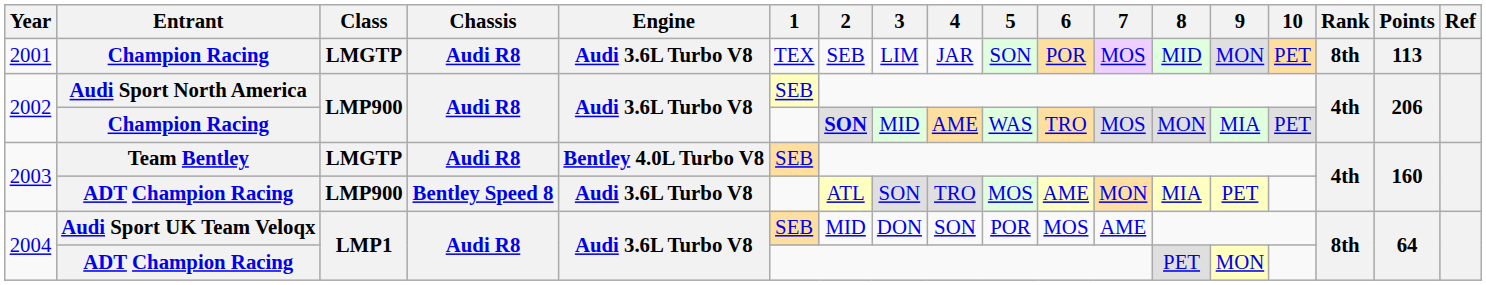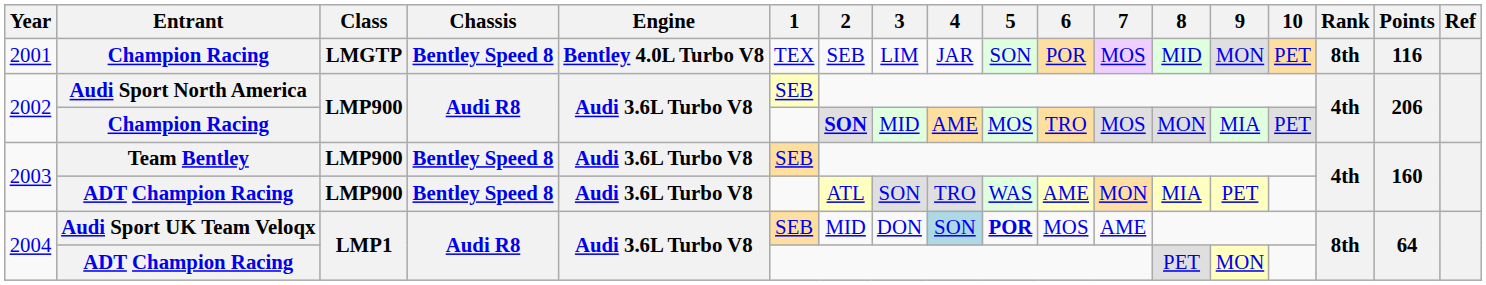(483, 55) Audi R8 -> (483, 55) Bentley Speed 8
(664, 55) Audi 3.6L Turbo V8 -> (664, 55) Bentley 4.0L Turbo V8
(1407, 55) 113 -> (1407, 55) 116
(1010, 124) WAS -> (1010, 124) MOS
(364, 158) LMGTP -> (364, 158) LMP900
(483, 158) Audi R8 -> (483, 158) Bentley Speed 8
(664, 158) Bentley 4.0L Turbo V8 -> (664, 158) Audi 3.6L Turbo V8
(1010, 192) MOS -> (1010, 192) WAS
(955, 227) no background -> (955, 227) lightblue background
(1010, 227) normal -> (1010, 227) bold
